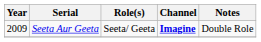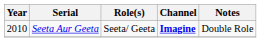(17, 28) 2009 -> (17, 28) 2010
